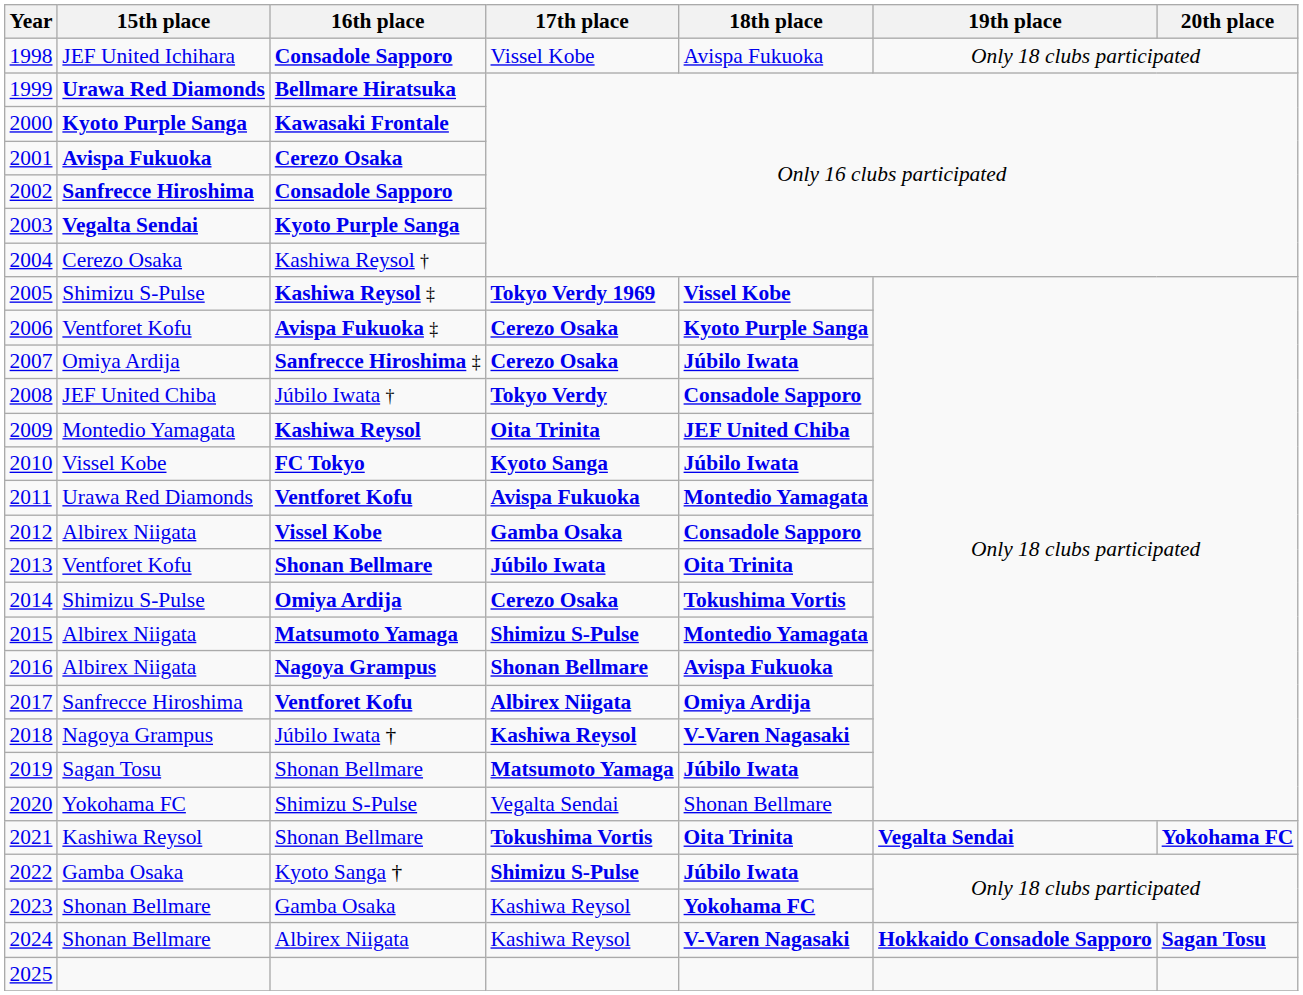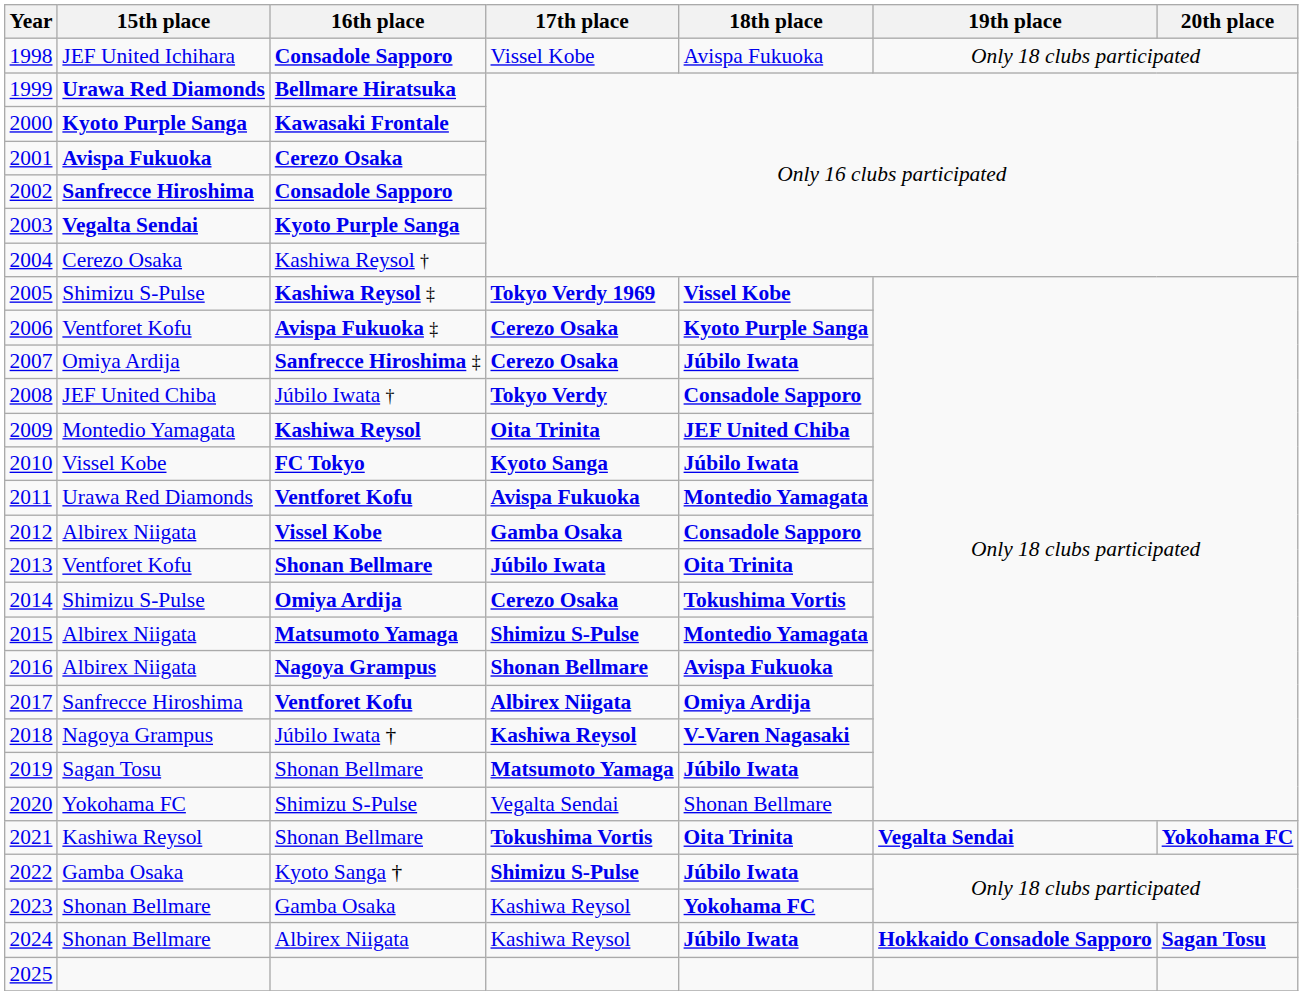(767, 939) V-Varen Nagasaki -> (741, 939) Júbilo Iwata
